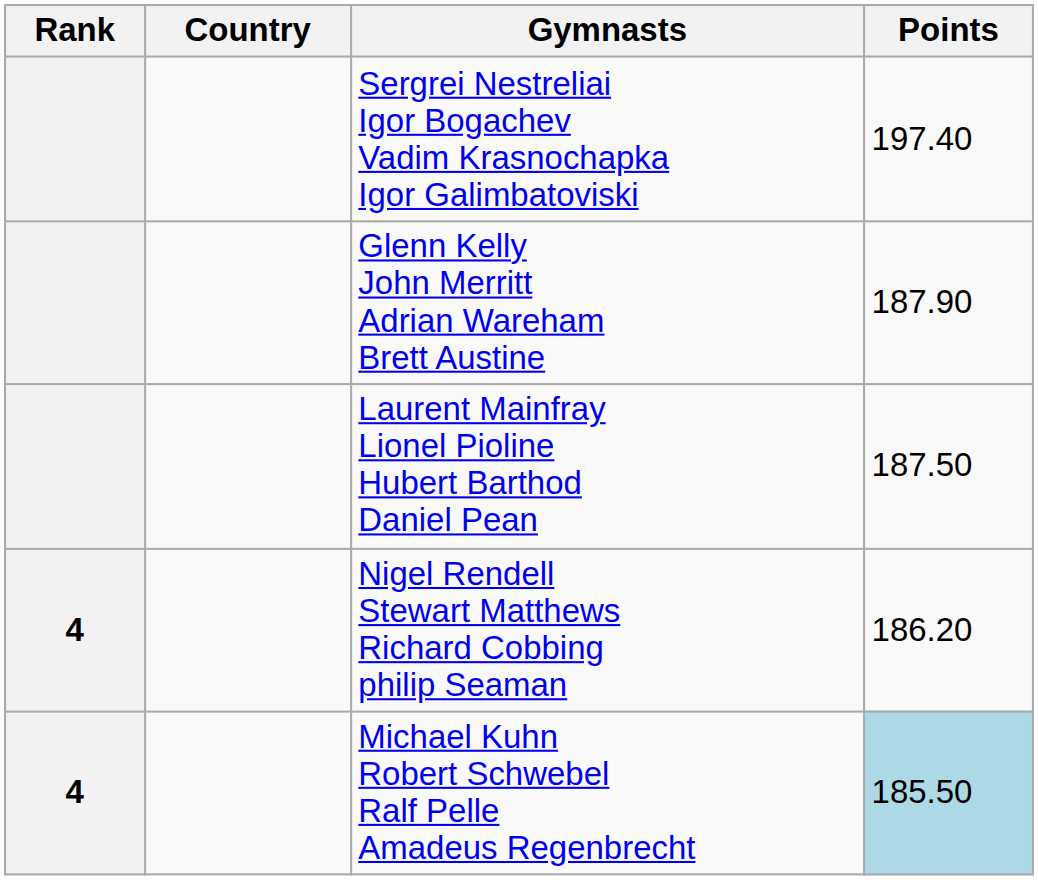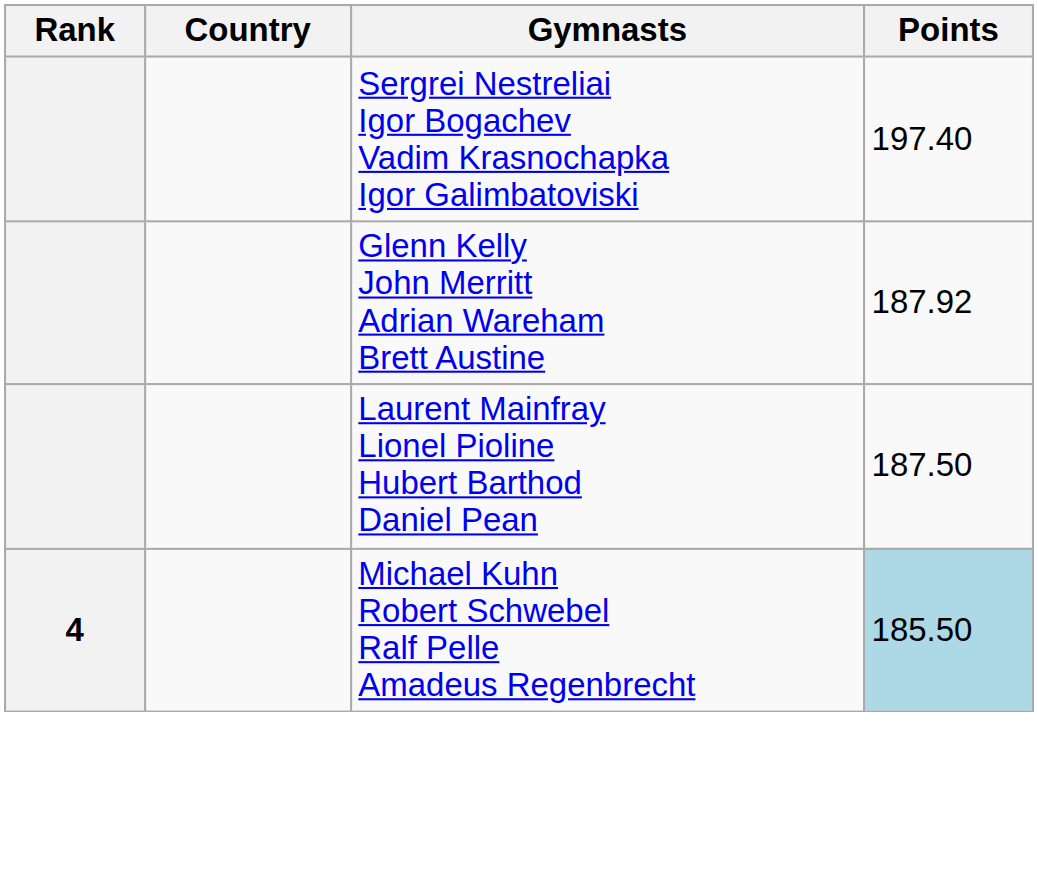(922, 302) 187.90 -> (922, 302) 187.92
- row: (489, 629)
